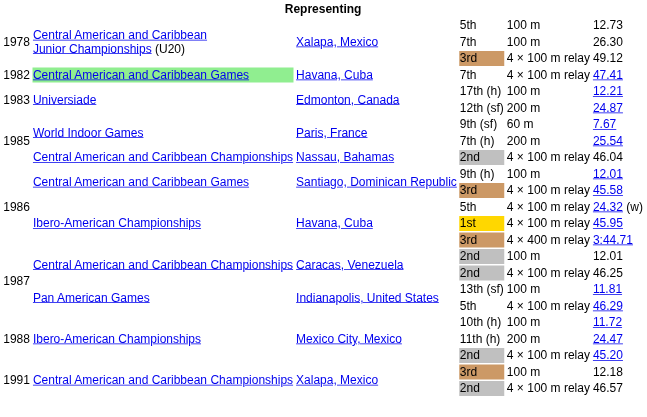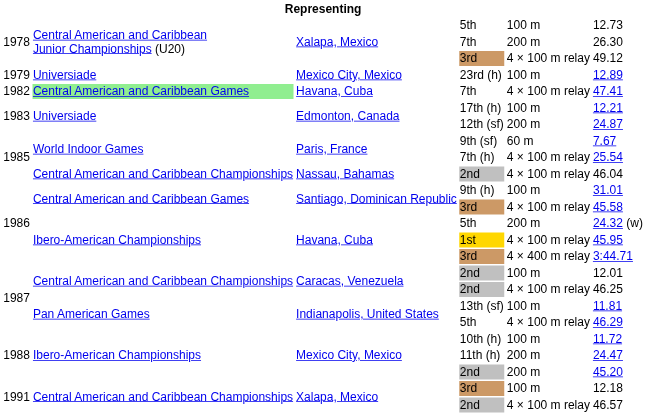(524, 42) 100 m -> (524, 42) 200 m
+ row: (17, 75)
(524, 141) 200 m -> (548, 157) 4 × 100 m relay
(608, 174) 12.01 -> (608, 190) 31.01
(548, 207) 4 × 100 m relay -> (524, 223) 200 m
(548, 355) 4 × 100 m relay -> (524, 372) 200 m
